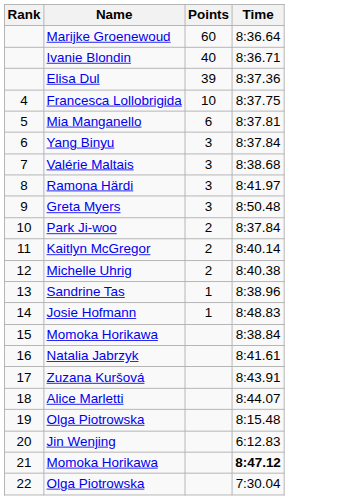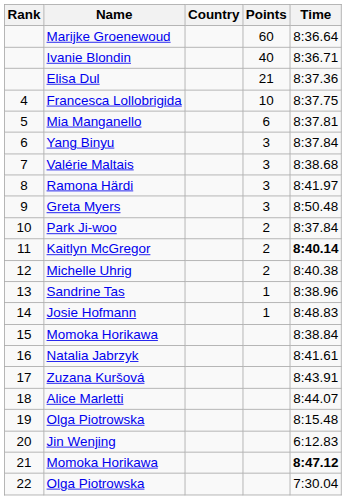+ column: (214, 15)
(209, 79) 39 -> (266, 79) 21
(258, 249) normal -> (316, 249) bold
